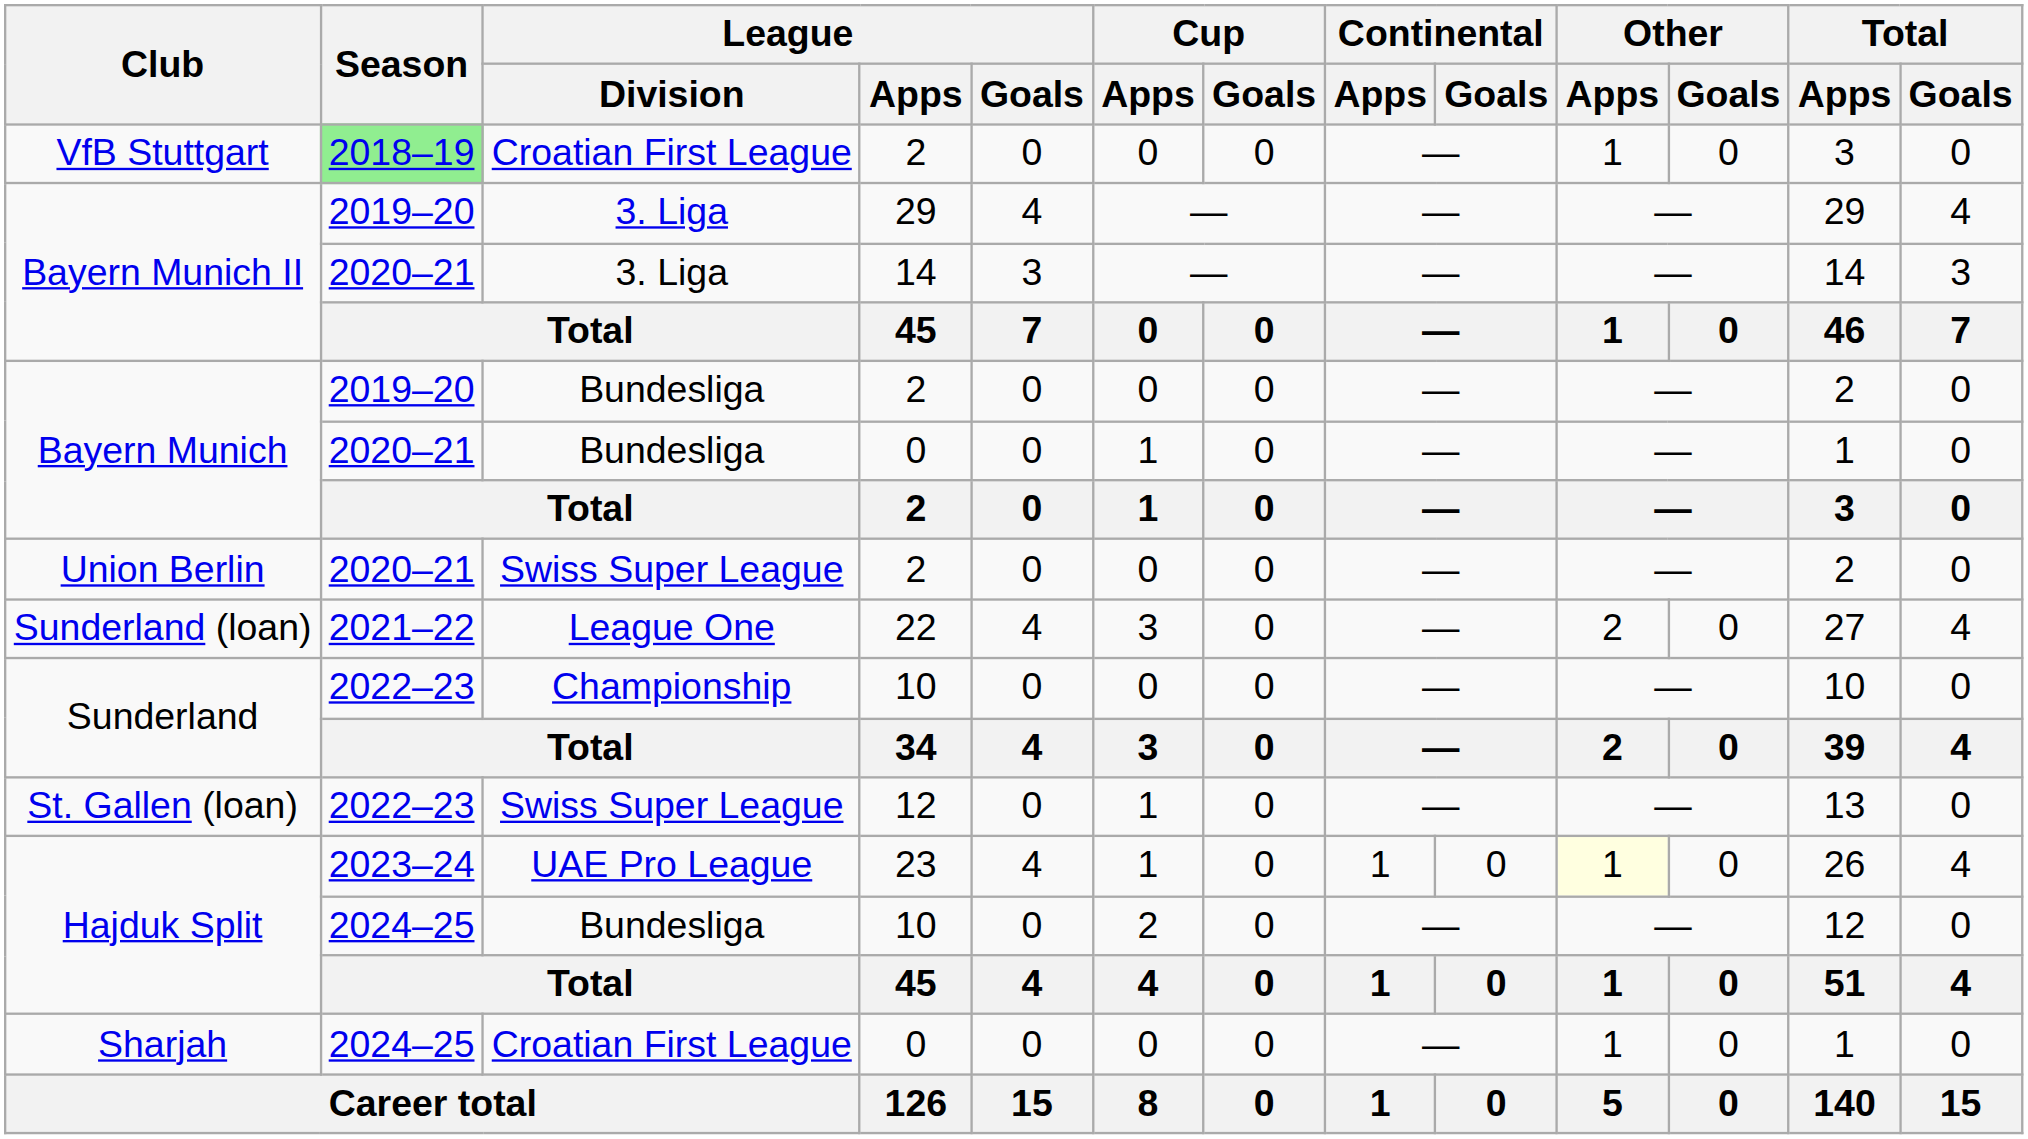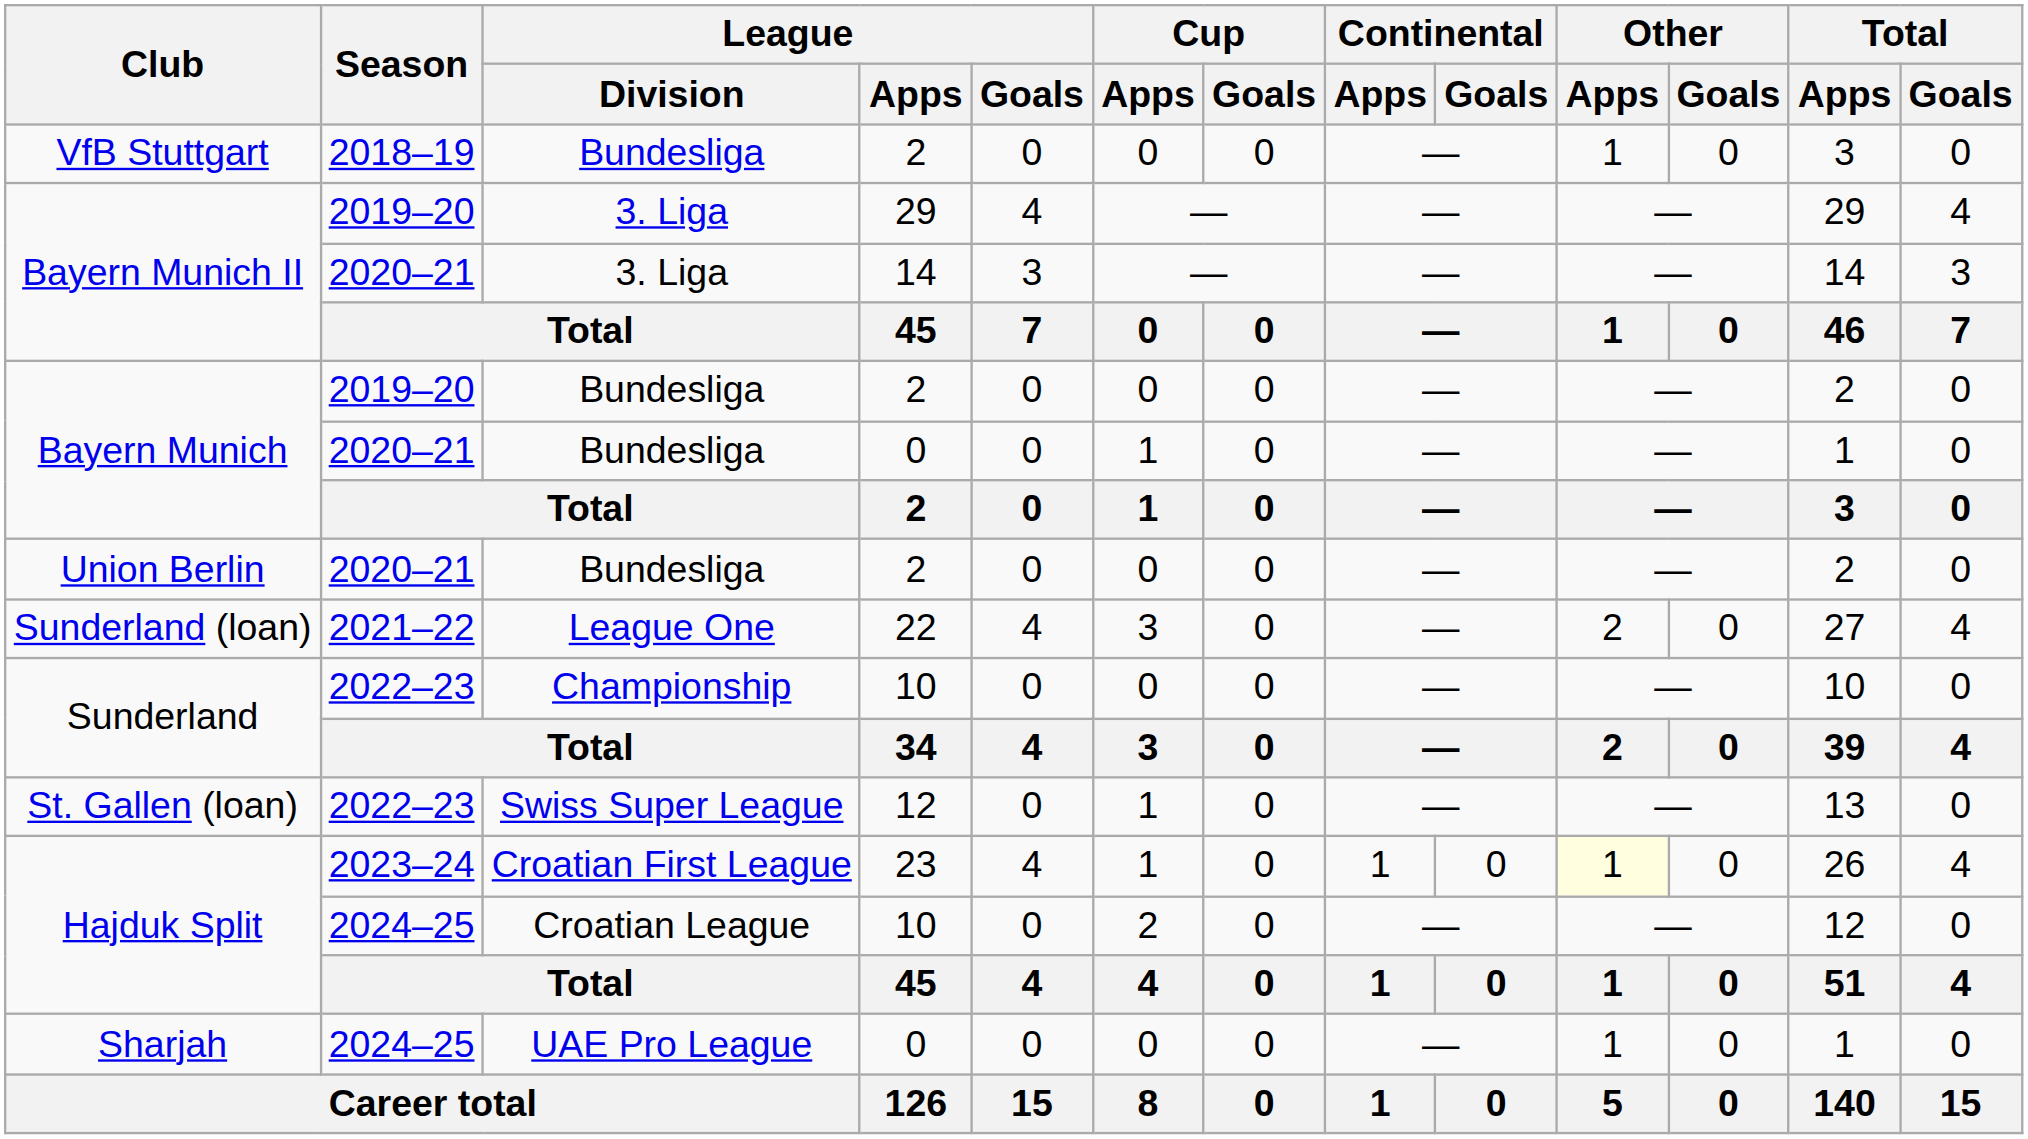(402, 152) lightgreen background -> (402, 152) no background
(672, 152) Croatian First League -> (672, 152) Bundesliga
(672, 568) Swiss Super League -> (672, 568) Bundesliga
(672, 865) UAE Pro League -> (672, 865) Croatian First League
(672, 924) Bundesliga -> (672, 924) Croatian League
(672, 1043) Croatian First League -> (672, 1043) UAE Pro League
